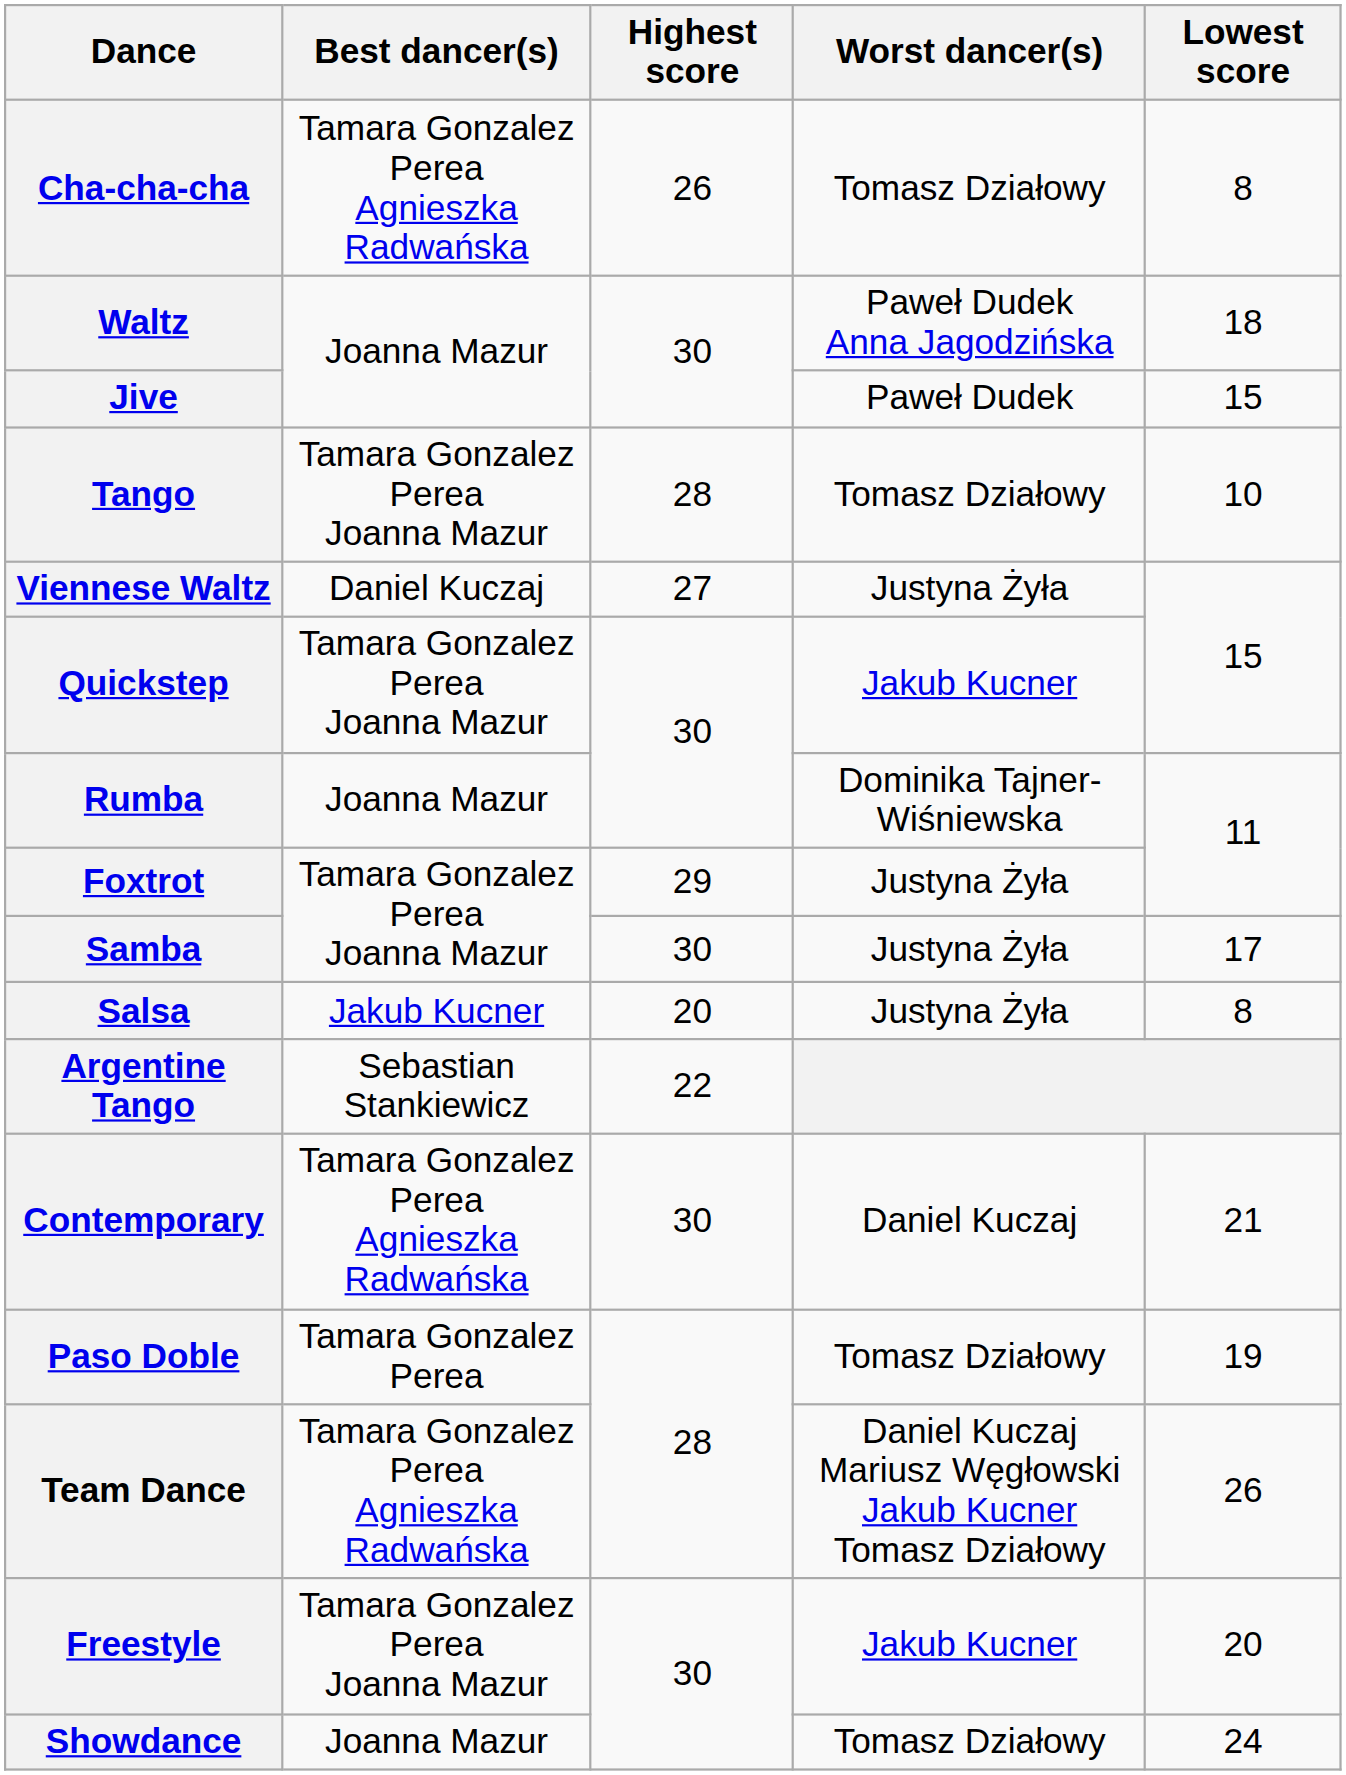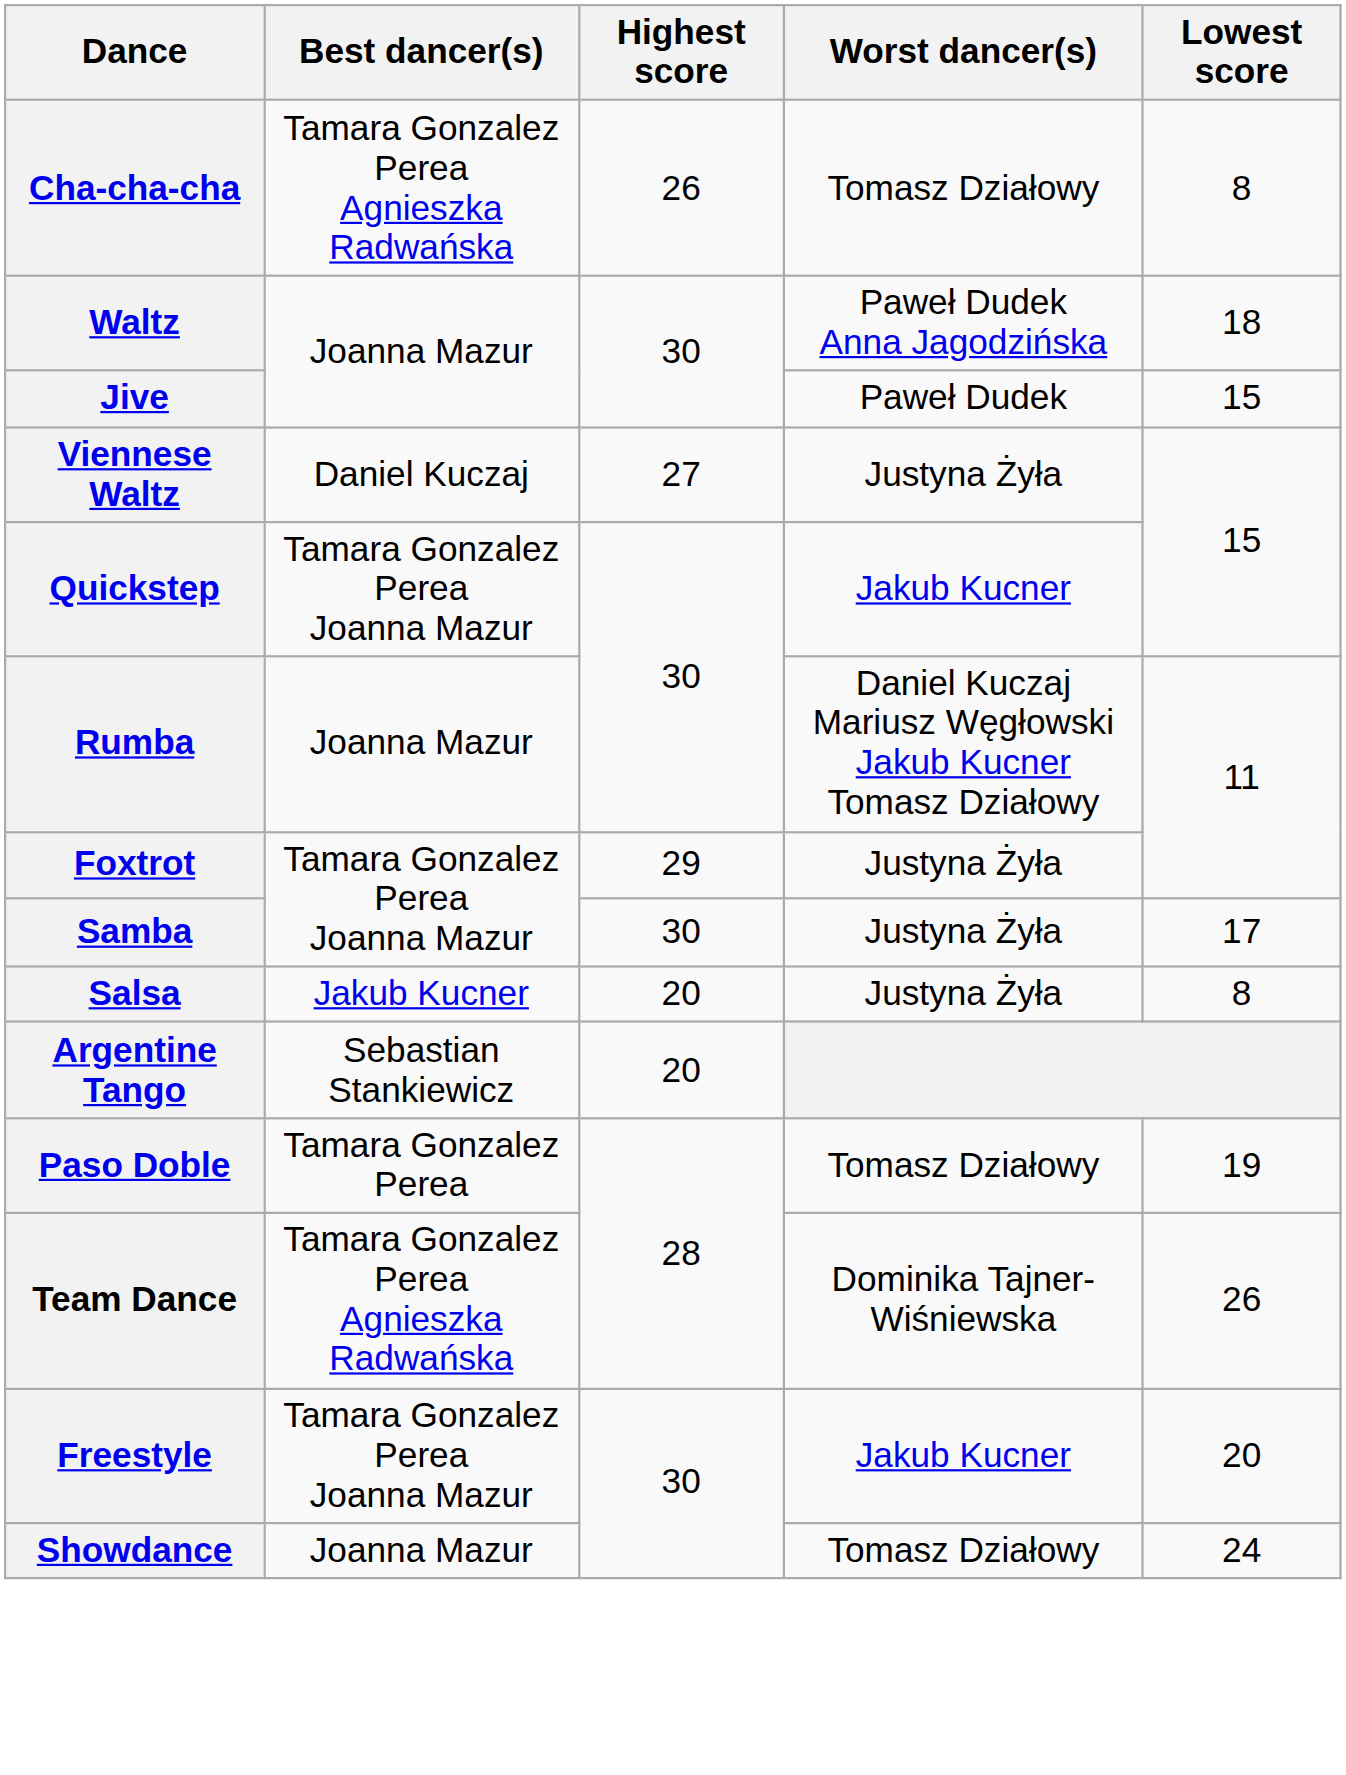- row: (144, 493)
(970, 799) Dominika Tajner-Wiśniewska -> (963, 743) Daniel Kuczaj Mariusz Węgłowski Jakub Kucner Tomasz Działowy
(692, 1085) 22 -> (681, 1069) 20
- row: (144, 1220)
(970, 1490) Daniel Kuczaj Mariusz Węgłowski Jakub Kucner Tomasz Działowy -> (963, 1299) Dominika Tajner-Wiśniewska
